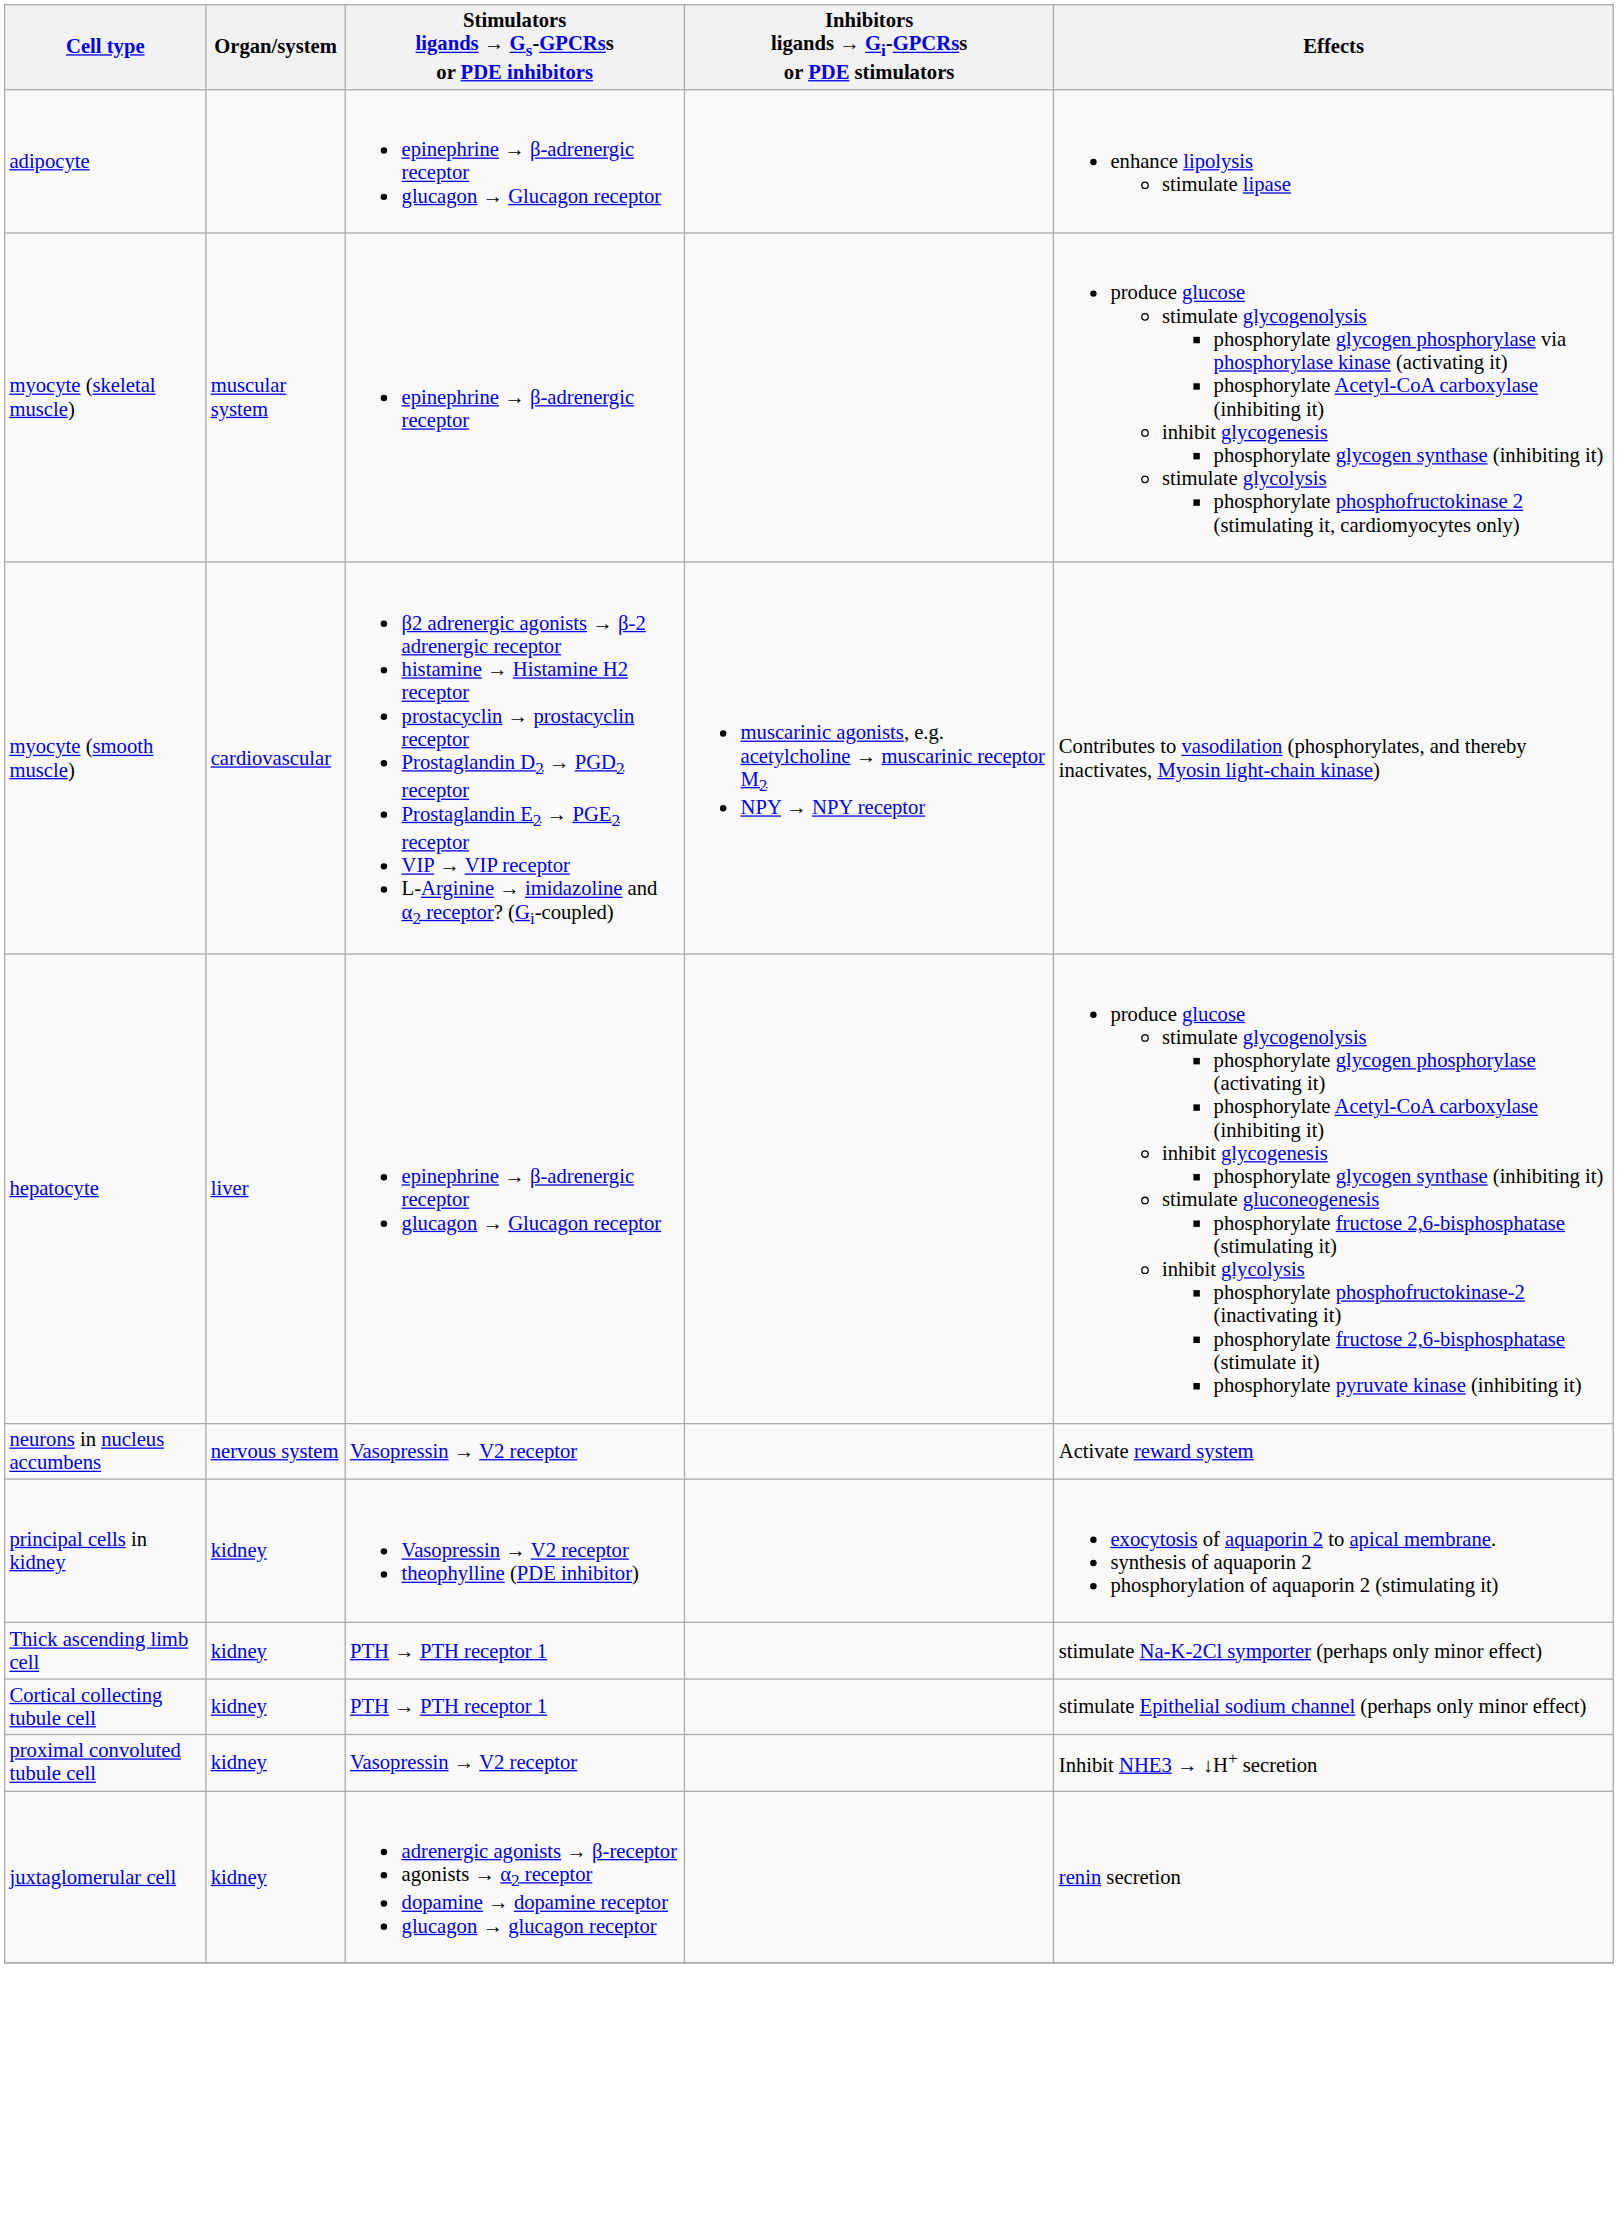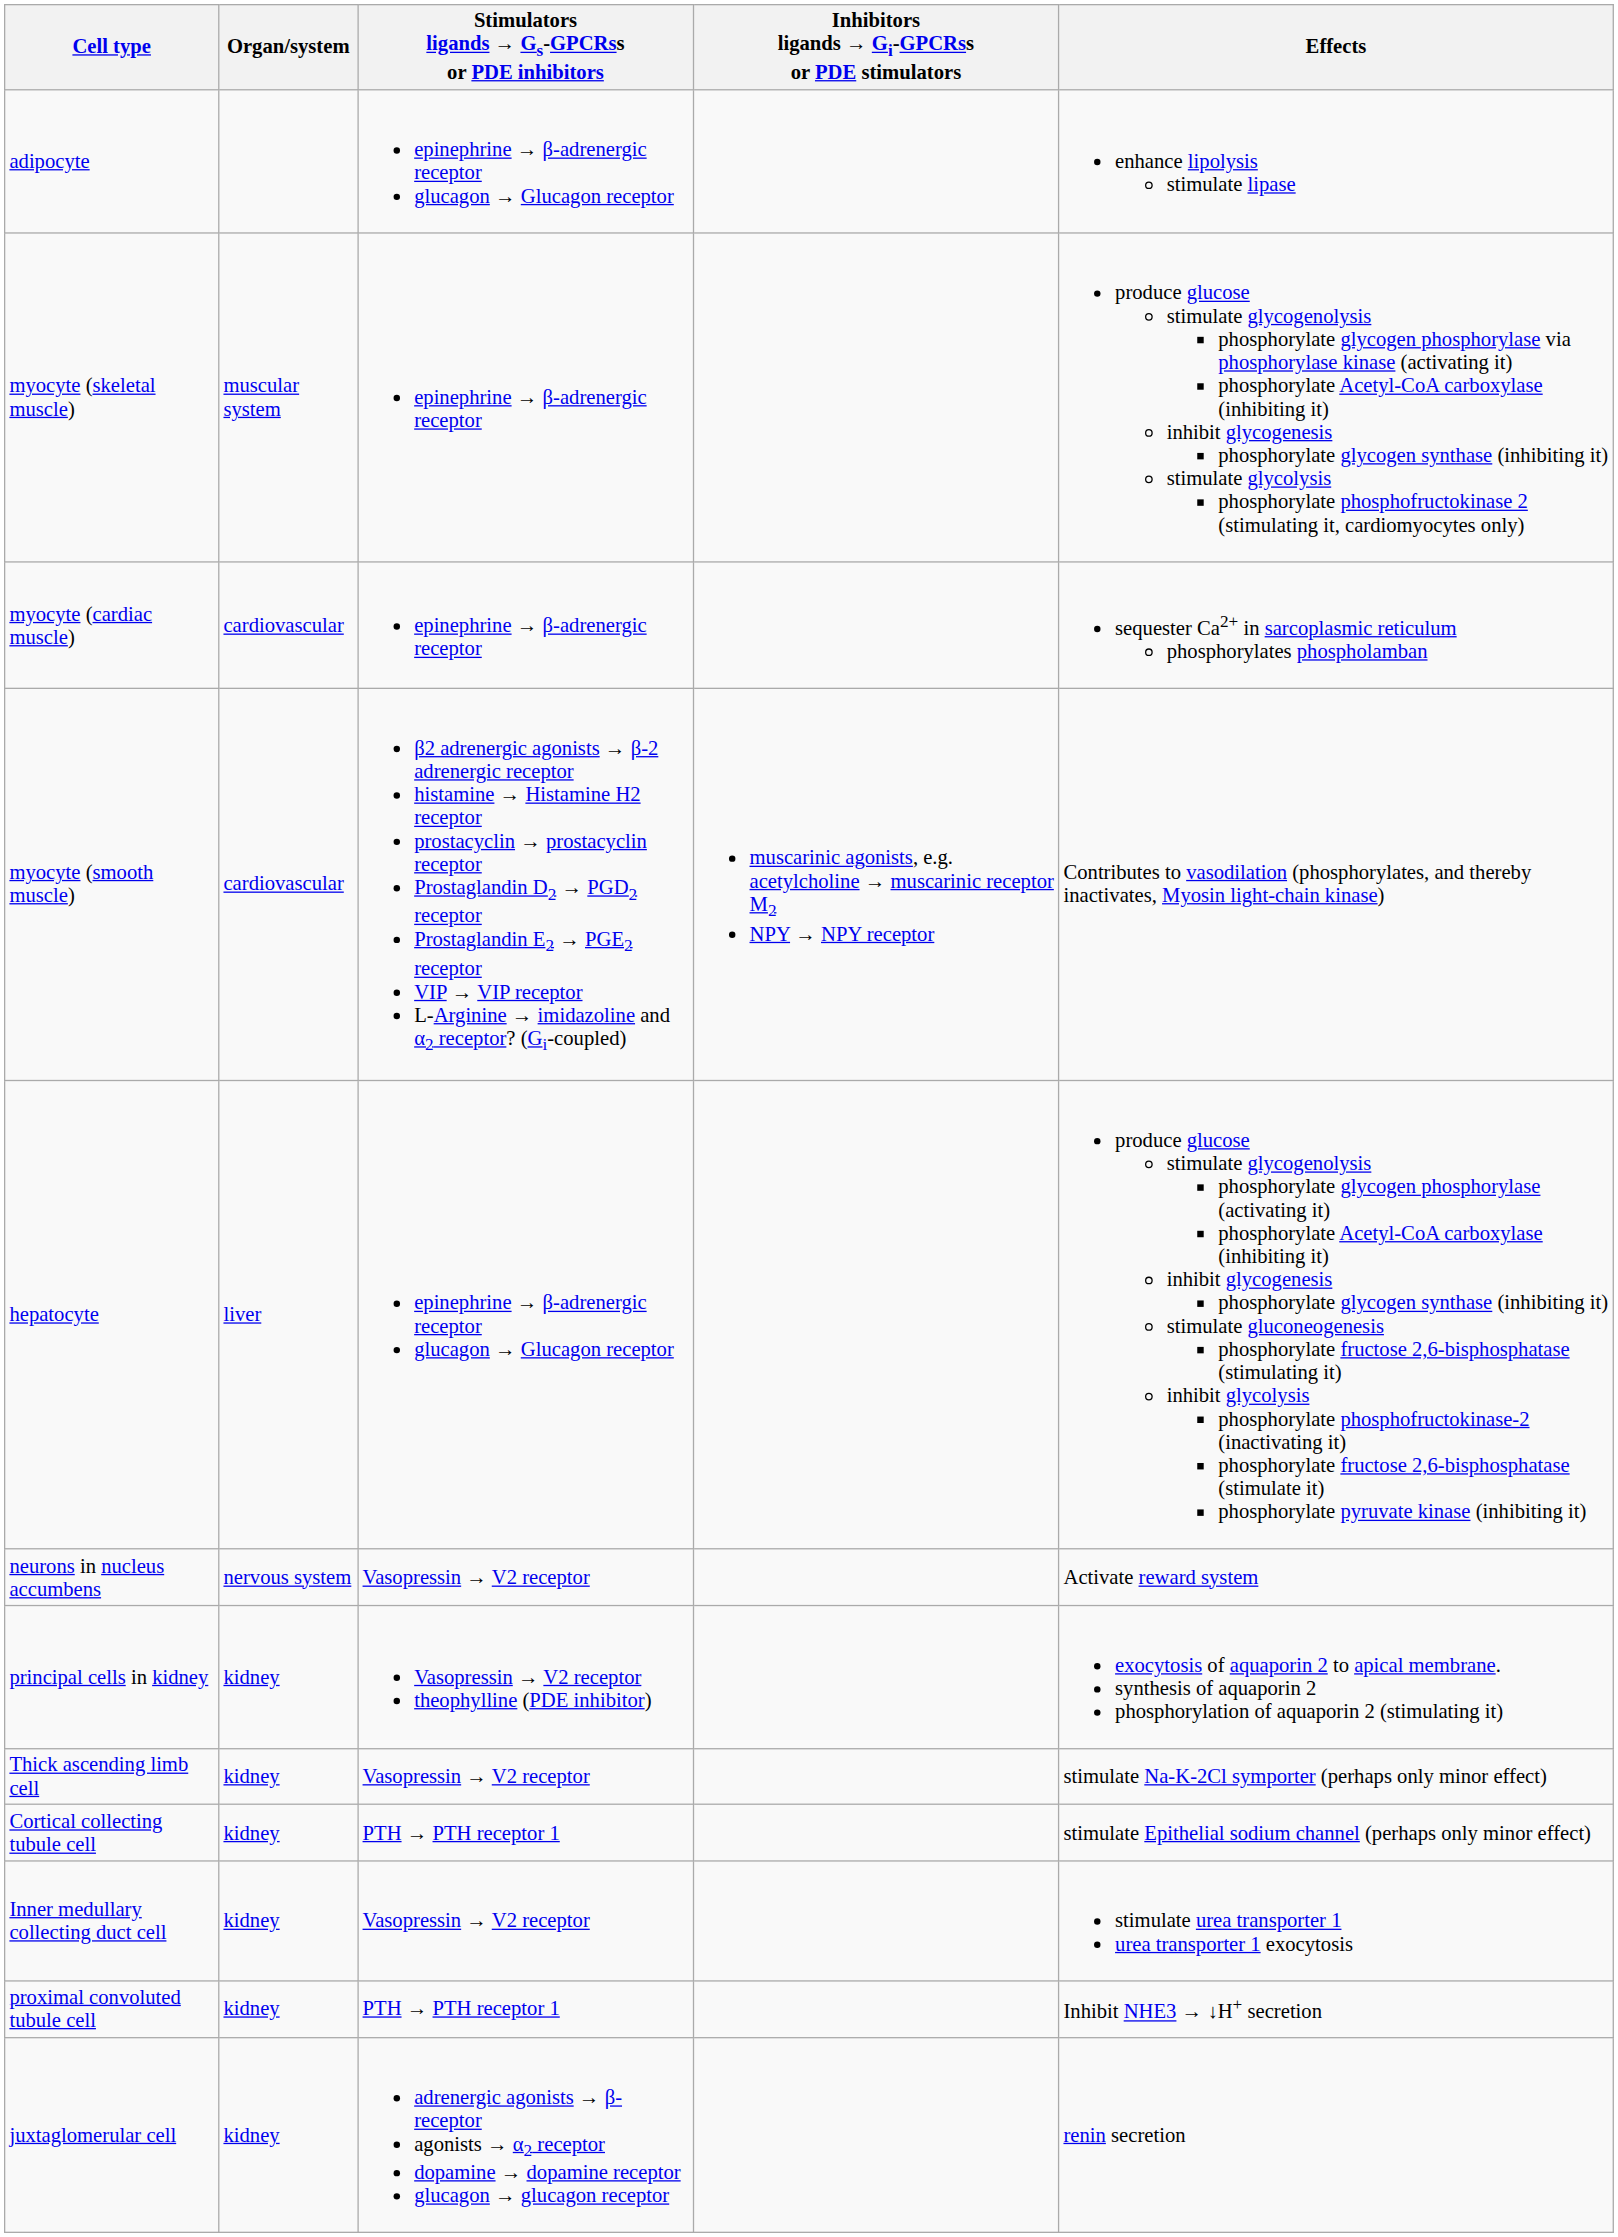+ row: (81, 625)
(449, 1650) PTH → PTH receptor 1 -> (476, 1776) Vasopressin → V2 receptor
+ row: (88, 1920)
(464, 1762) Vasopressin → V2 receptor -> (461, 2009) PTH → PTH receptor 1
